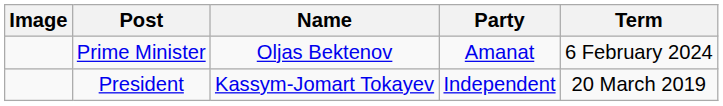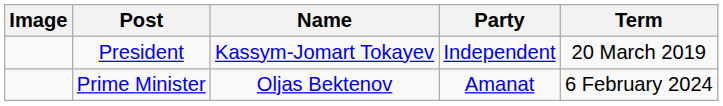rows swapped: (141, 84) <-> (141, 52)
